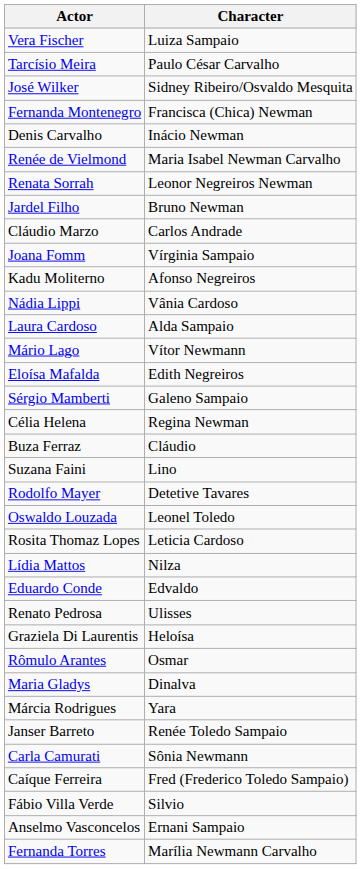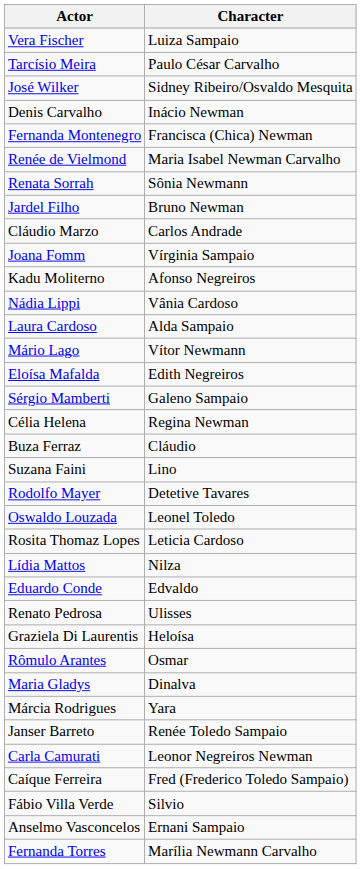rows swapped: (75, 111) <-> (55, 135)
(230, 183) Leonor Negreiros Newman -> (198, 183) Sônia Newmann
(198, 755) Sônia Newmann -> (230, 755) Leonor Negreiros Newman
